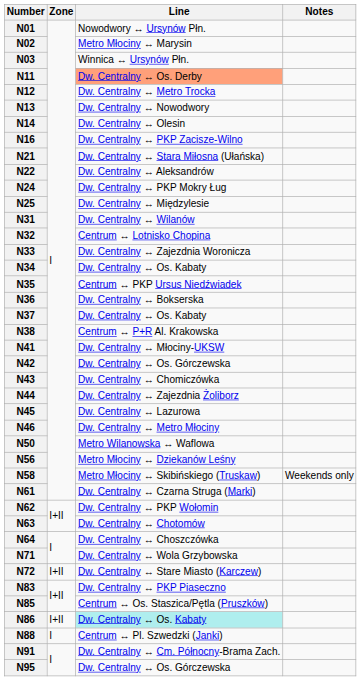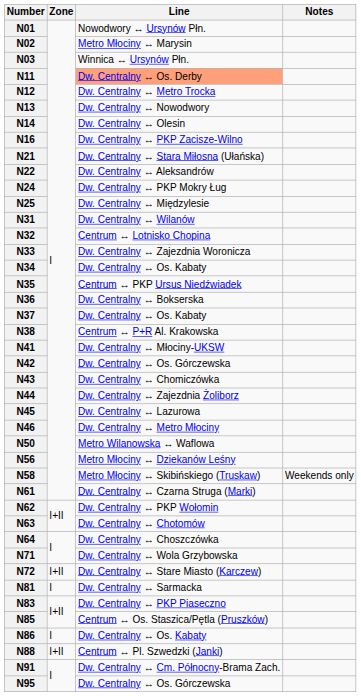+ row: (26, 587)
(57, 619) I+II -> (51, 635) I
(142, 619) paleturquoise background -> (142, 635) no background
(51, 635) I -> (57, 651) I+II
